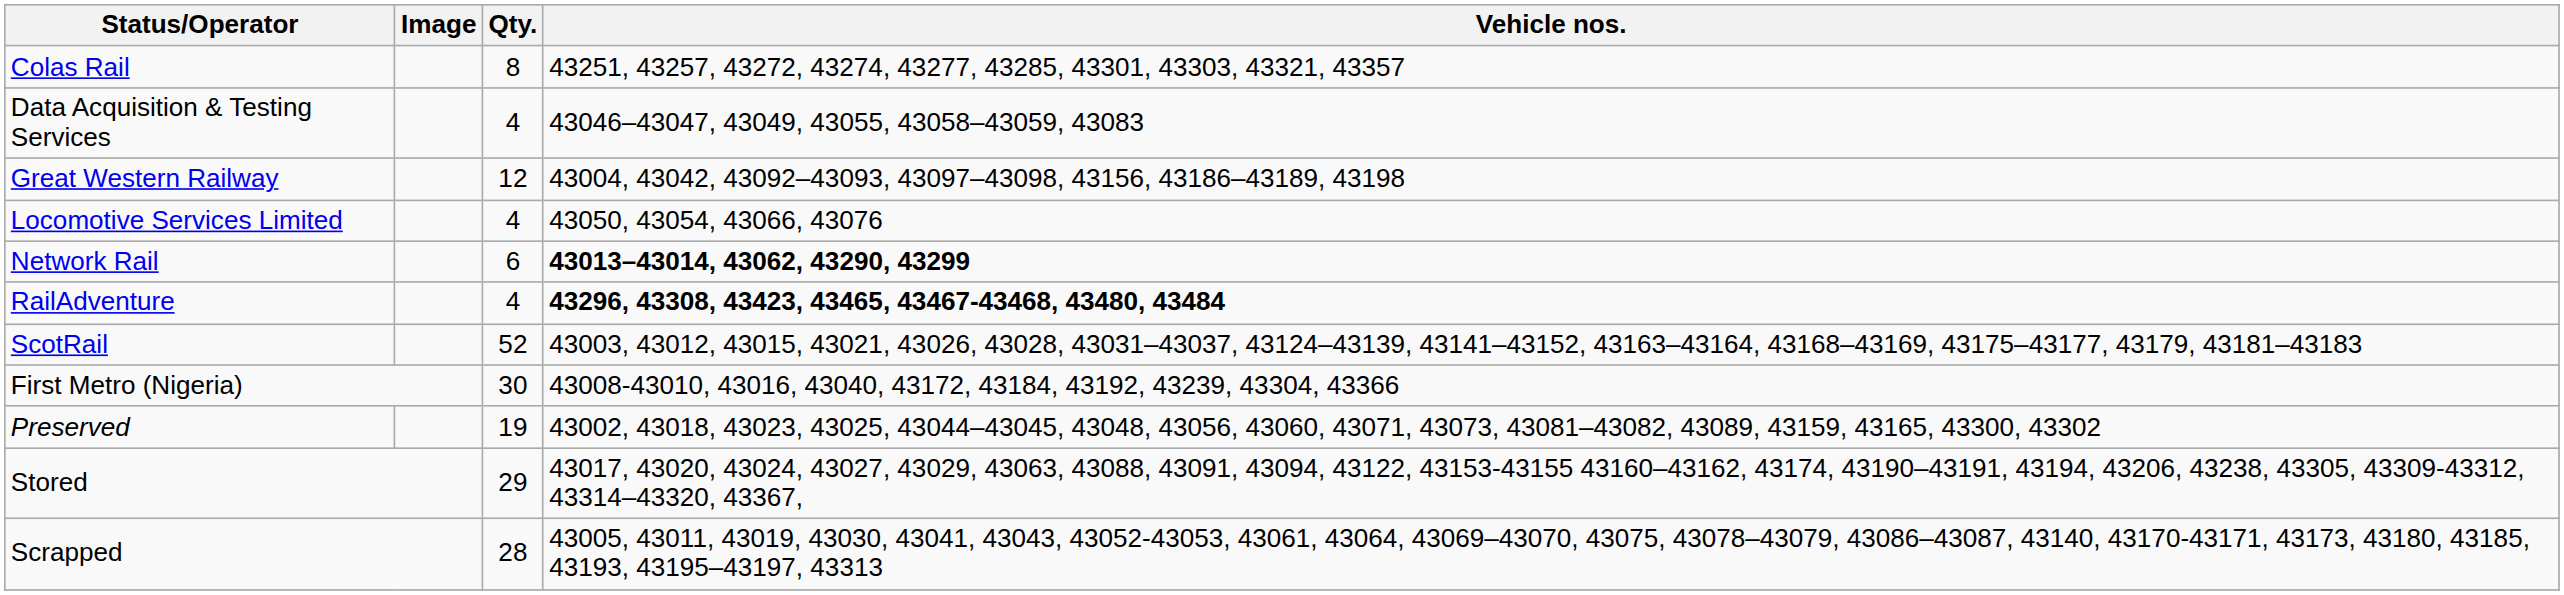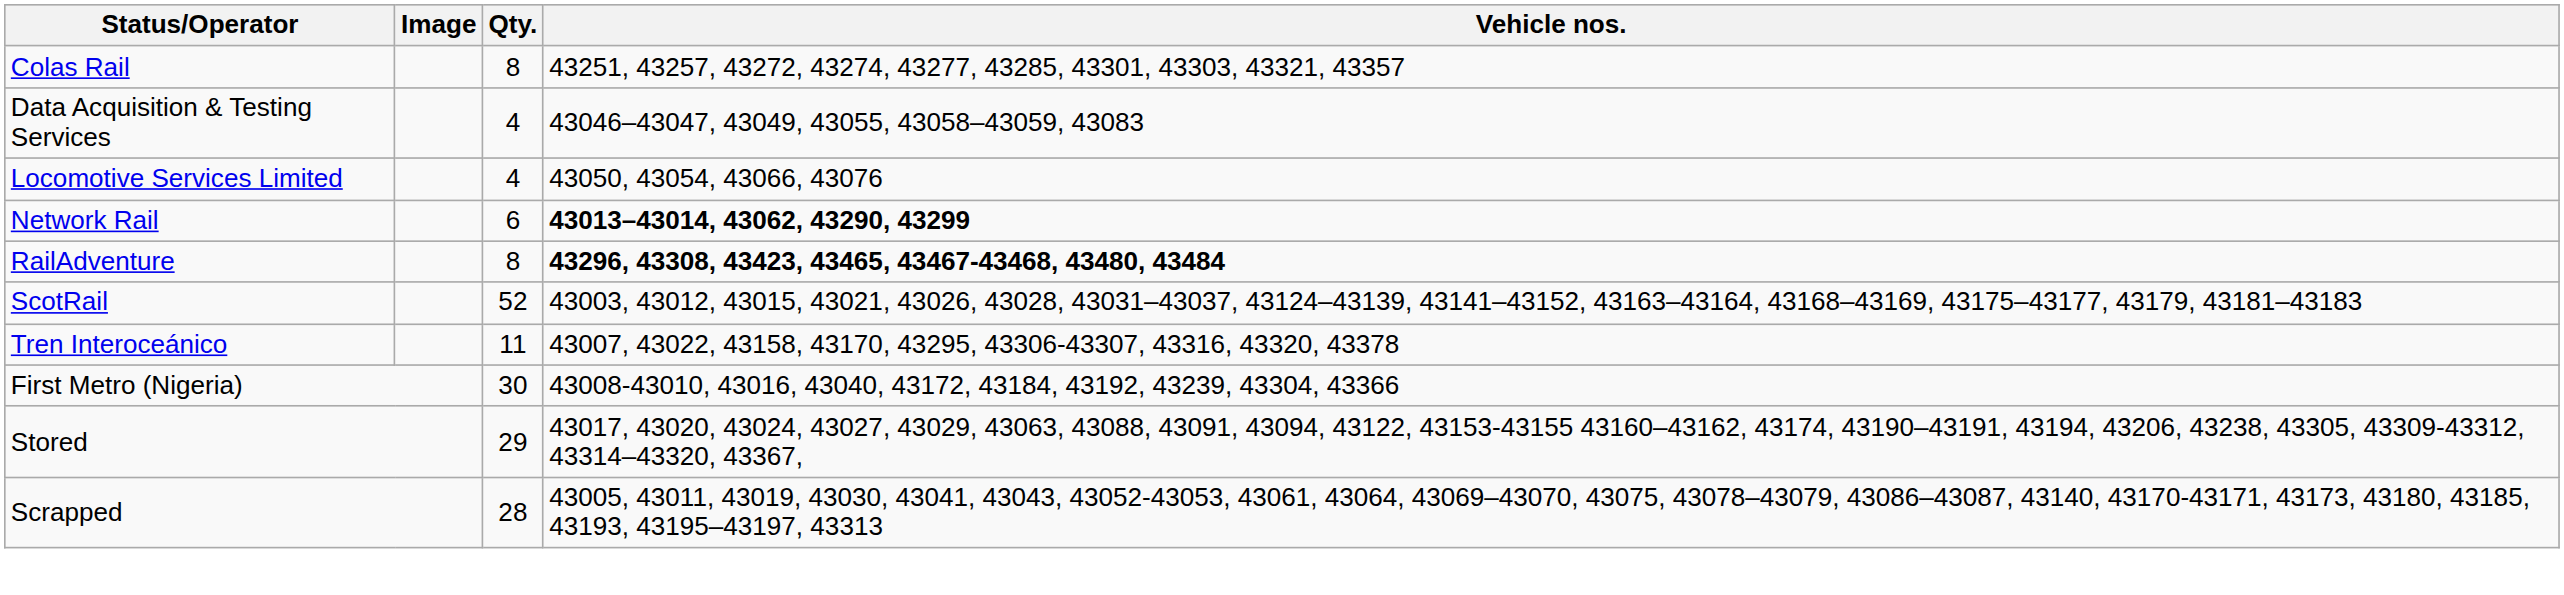- row: (145, 178)
(513, 302) 4 -> (513, 261) 8
+ row: (119, 344)
- row: (70, 426)
